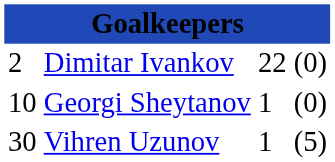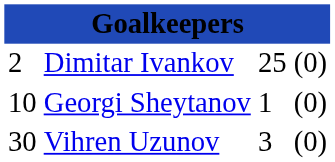(272, 62) 22 -> (272, 62) 25
(265, 141) 1 -> (265, 141) 3
(310, 141) (5) -> (310, 141) (0)
